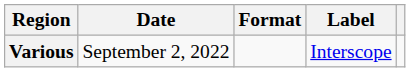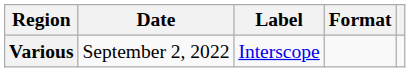columns swapped: (270, 19) <-> (351, 19)
